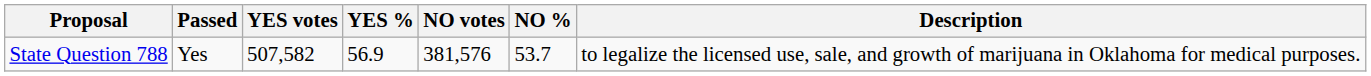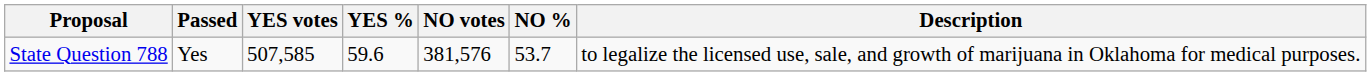(281, 53) 507,582 -> (281, 53) 507,585
(366, 53) 56.9 -> (366, 53) 59.6
